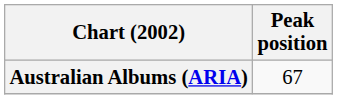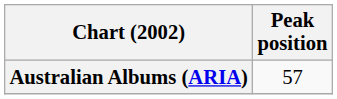(292, 76) 67 -> (292, 76) 57
